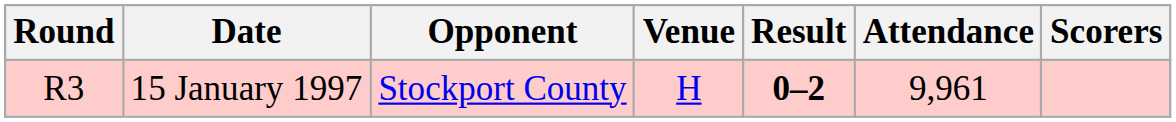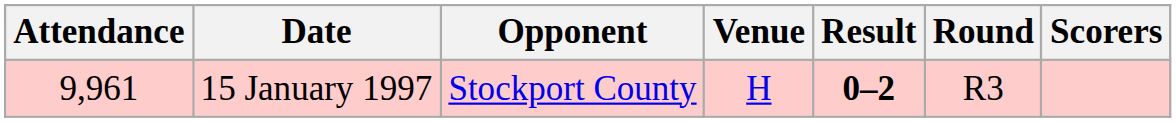columns swapped: (64, 32) <-> (948, 32)
